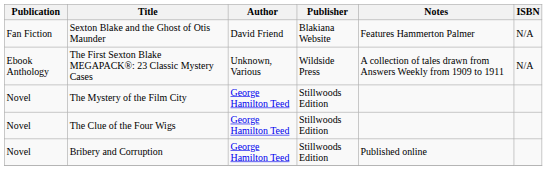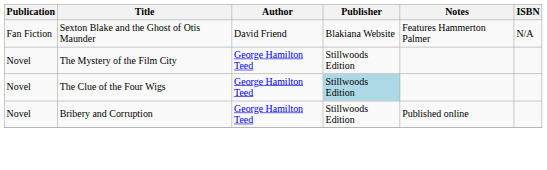- row: (142, 66)
(320, 125) no background -> (347, 87) lightblue background
